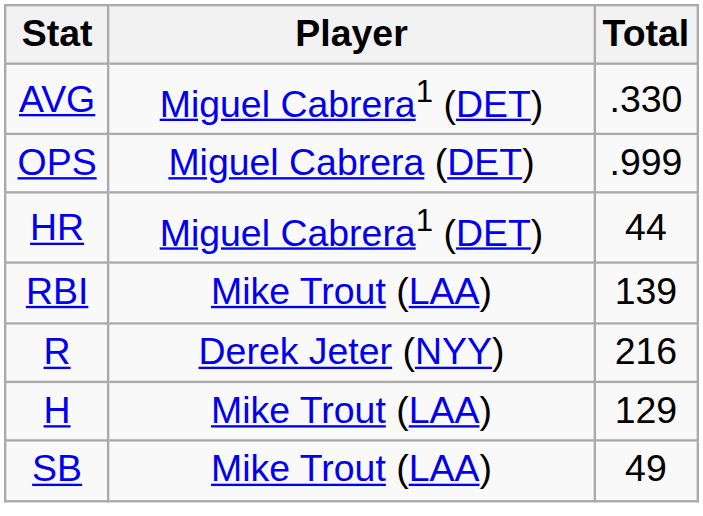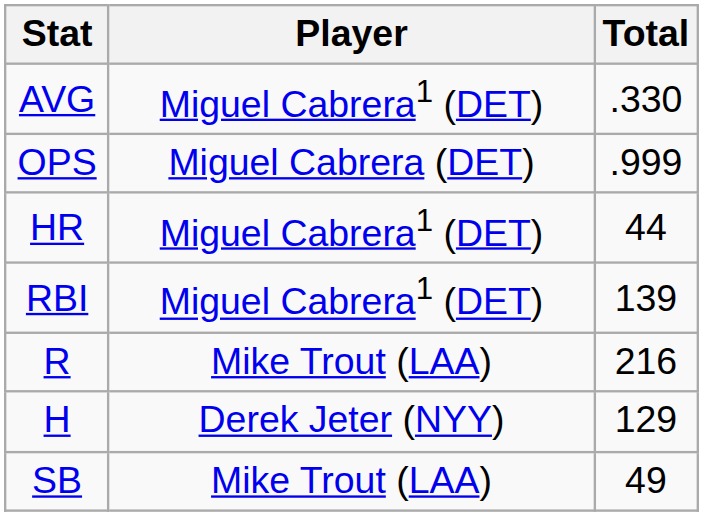(352, 291) Mike Trout (LAA) -> (352, 297) Miguel Cabrera1 (DET)
(351, 351) Derek Jeter (NYY) -> (352, 361) Mike Trout (LAA)
(352, 410) Mike Trout (LAA) -> (351, 420) Derek Jeter (NYY)
